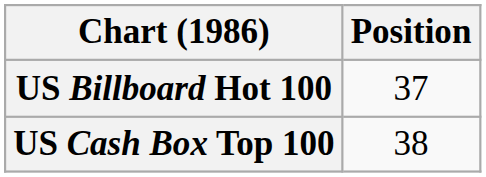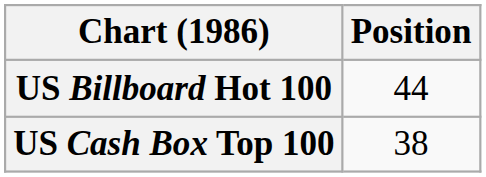(411, 87) 37 -> (411, 87) 44
